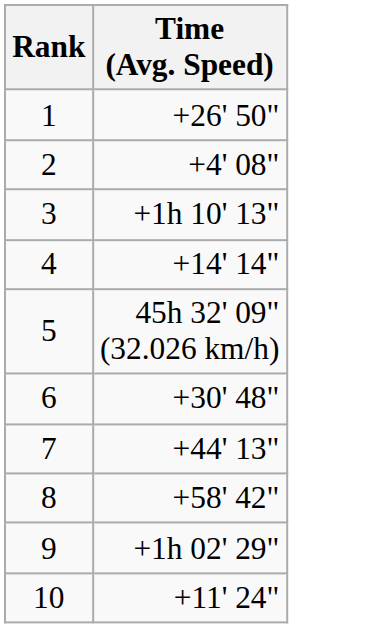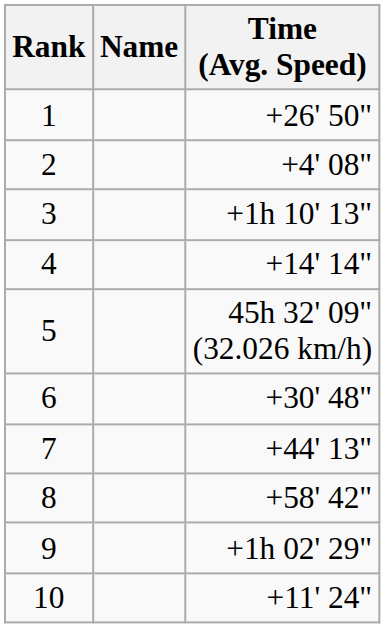+ column: (139, 47)
